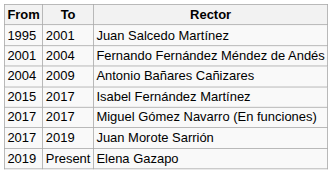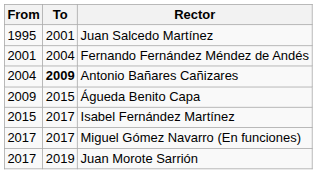(60, 76) normal -> (60, 76) bold
+ row: (140, 96)
- row: (137, 158)
